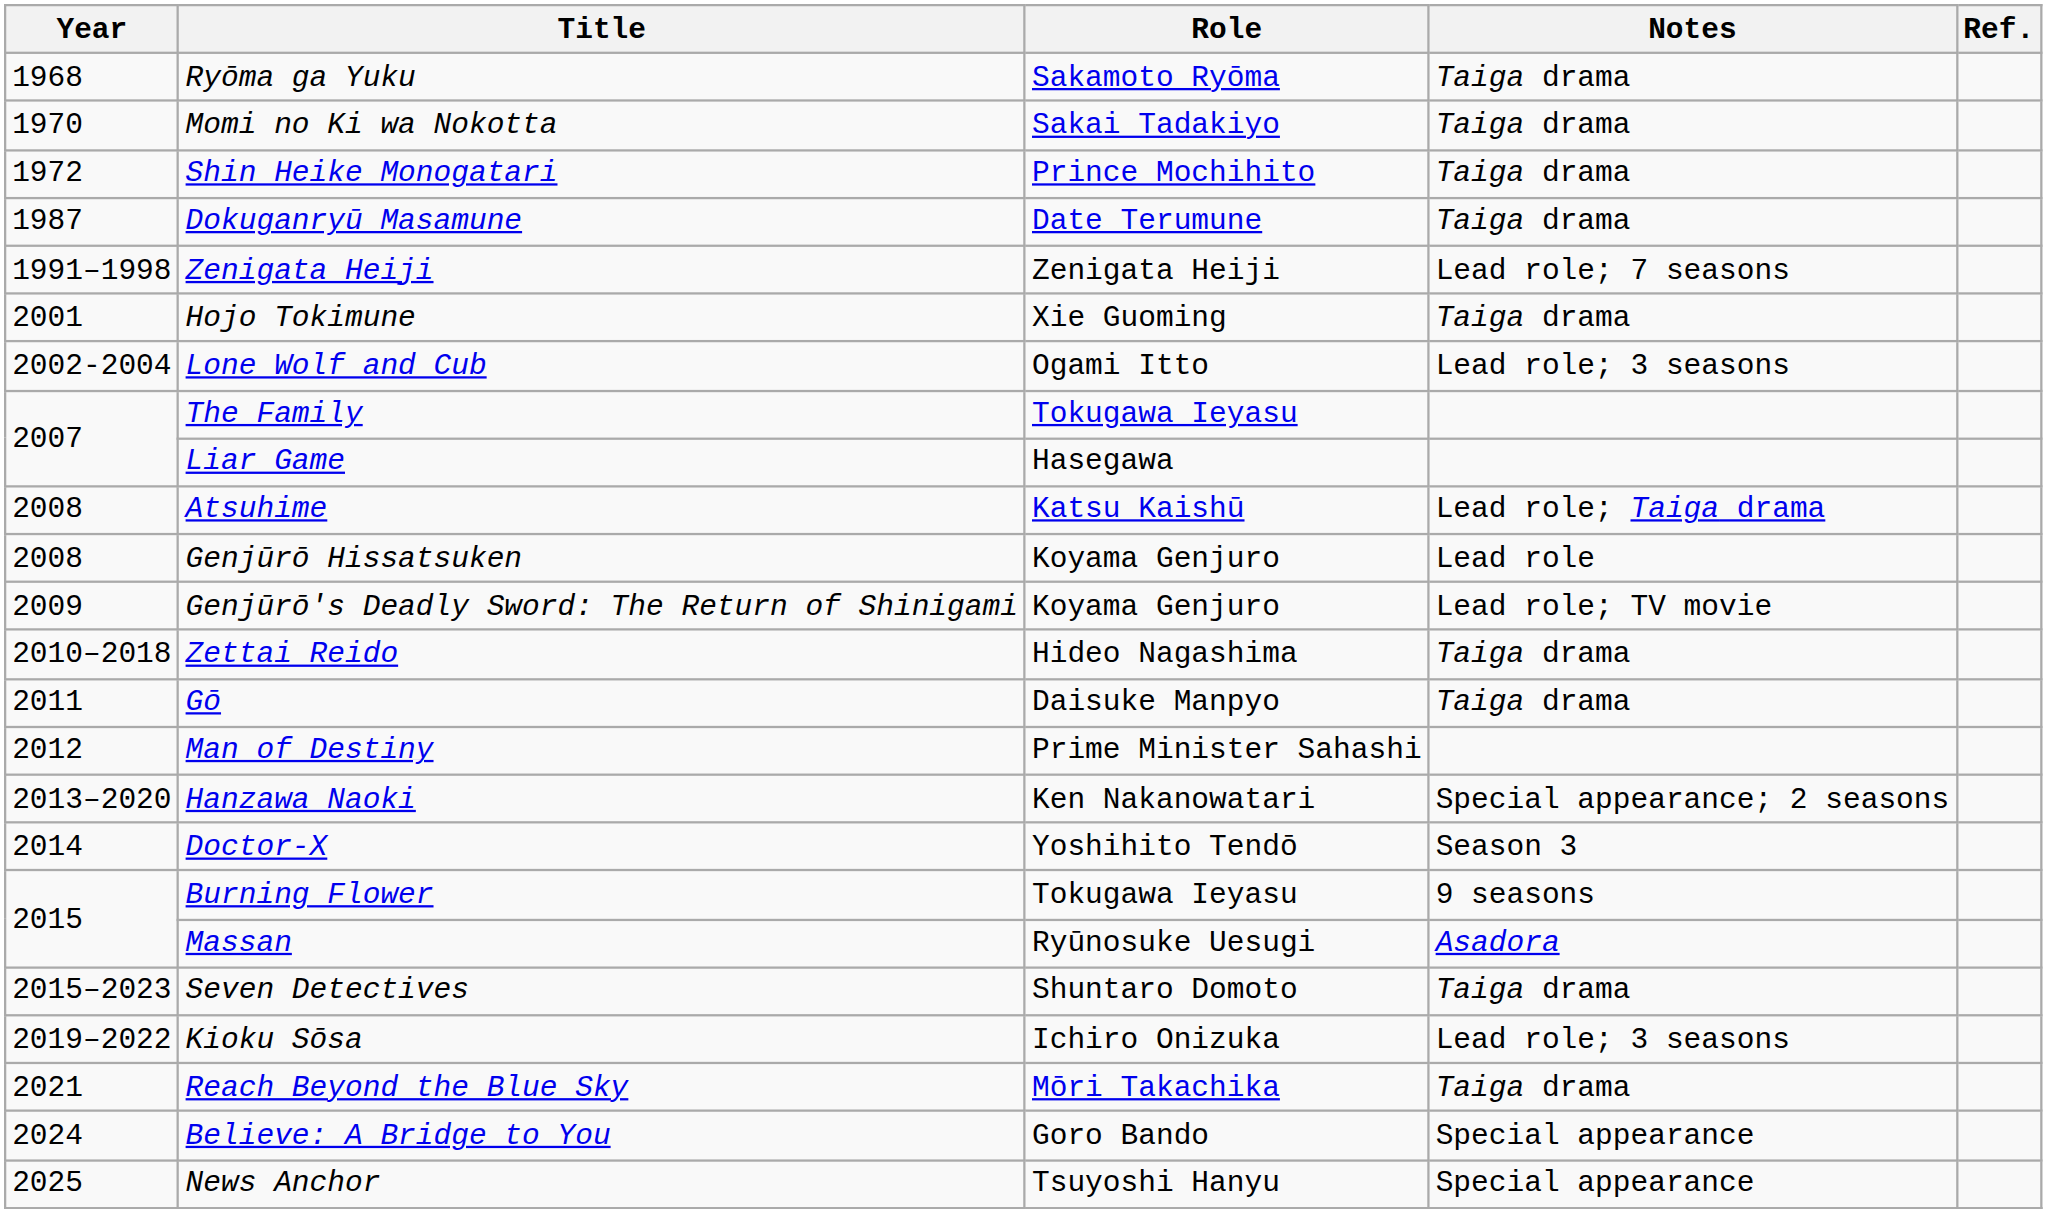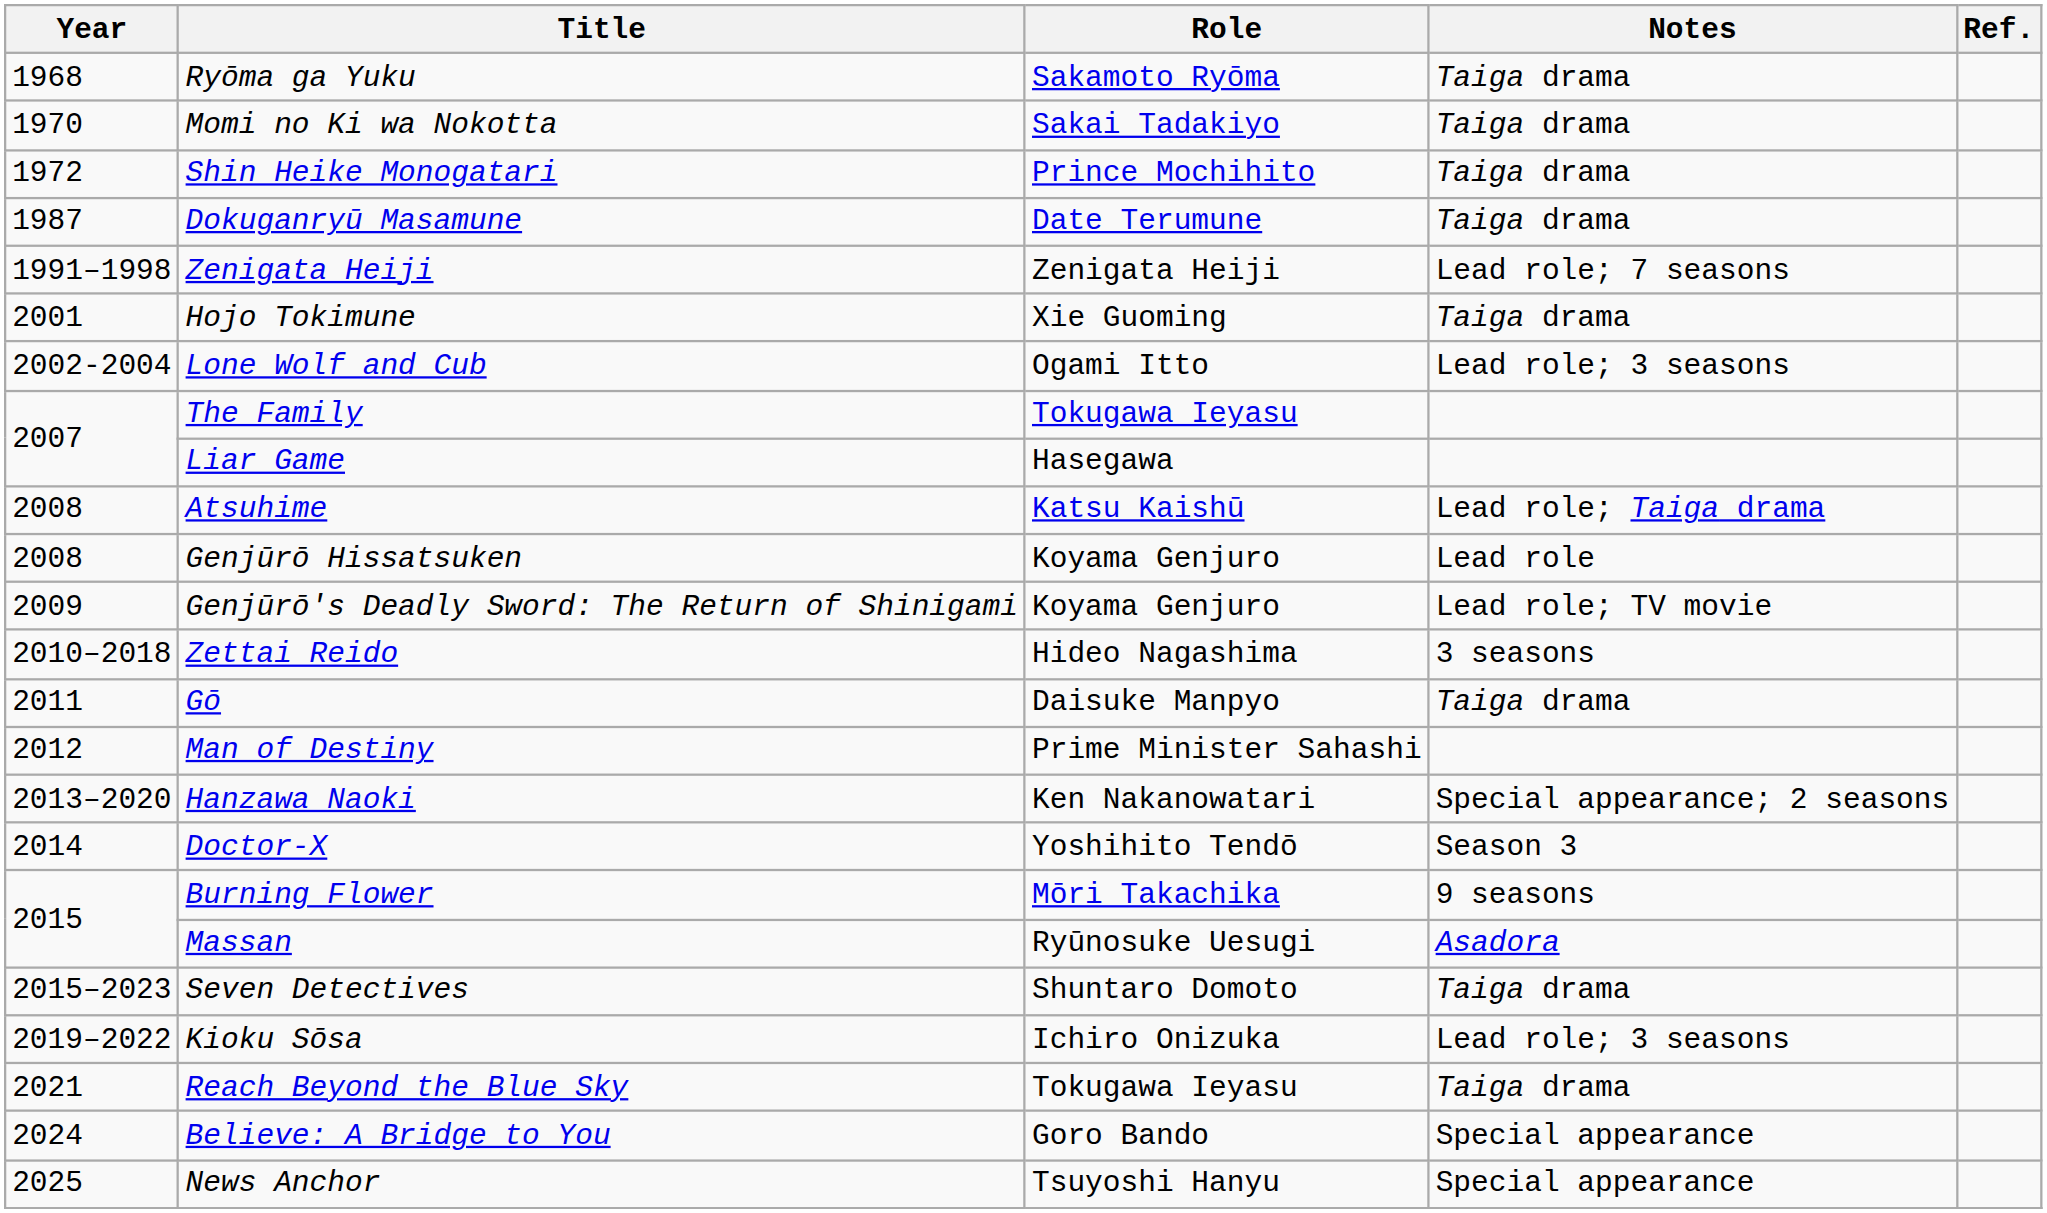(1533, 654) Taiga drama -> (1515, 654) 3 seasons
(1165, 895) Tokugawa Ieyasu -> (1156, 895) Mōri Takachika
(1156, 1087) Mōri Takachika -> (1165, 1087) Tokugawa Ieyasu
